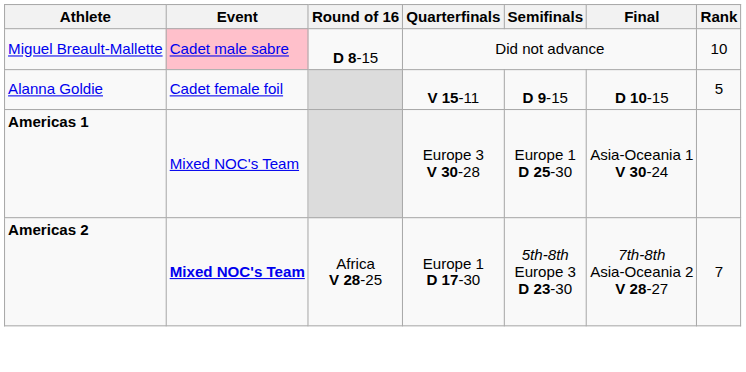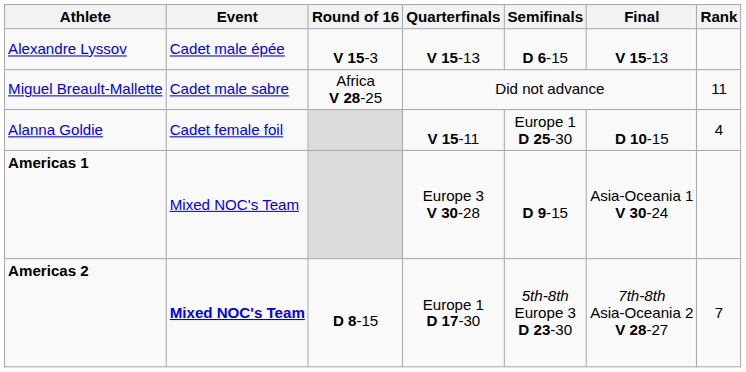+ row: (67, 49)
(229, 49) pink background -> (229, 90) no background
(356, 58) D 8-15 -> (356, 90) Africa V 28-25
(719, 49) 10 -> (719, 90) 11
(545, 98) D 9-15 -> (545, 131) Europe 1 D 25-30
(719, 90) 5 -> (719, 131) 4
(545, 164) Europe 1 D 25-30 -> (545, 213) D 9-15
(356, 272) Africa V 28-25 -> (356, 321) D 8-15
